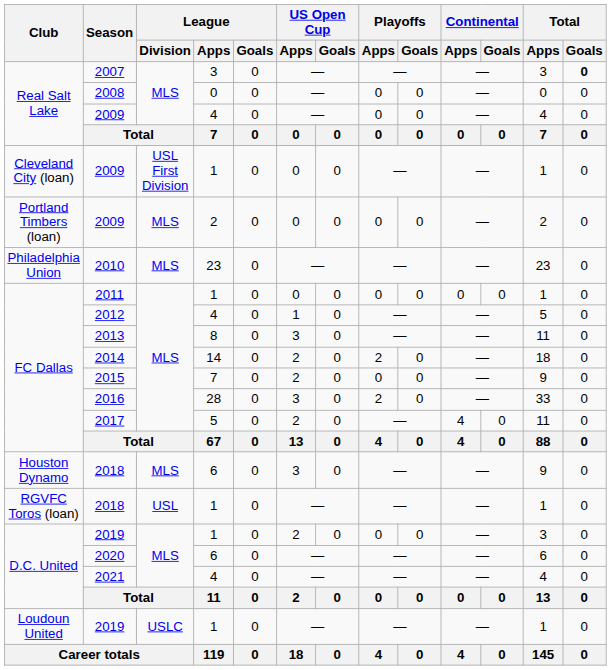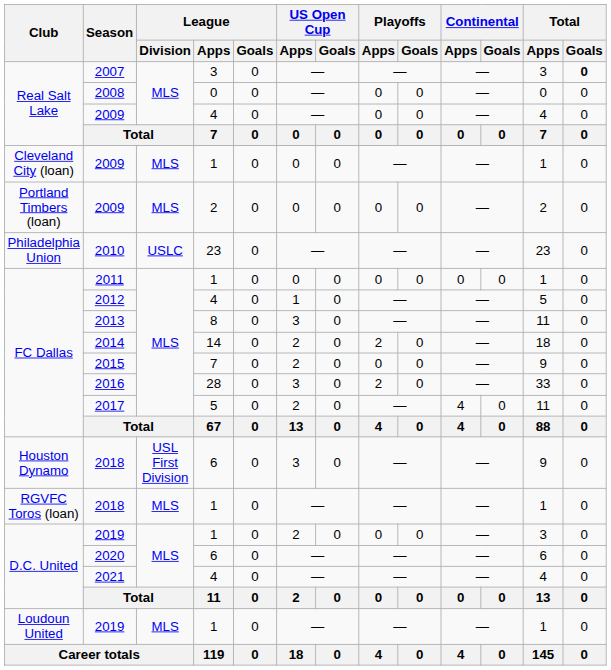(165, 171) USL First Division -> (165, 163) MLS
(165, 265) MLS -> (165, 250) USLC
(165, 470) MLS -> (165, 462) USL First Division
(165, 506) USL -> (165, 506) MLS
(165, 626) USLC -> (165, 626) MLS
